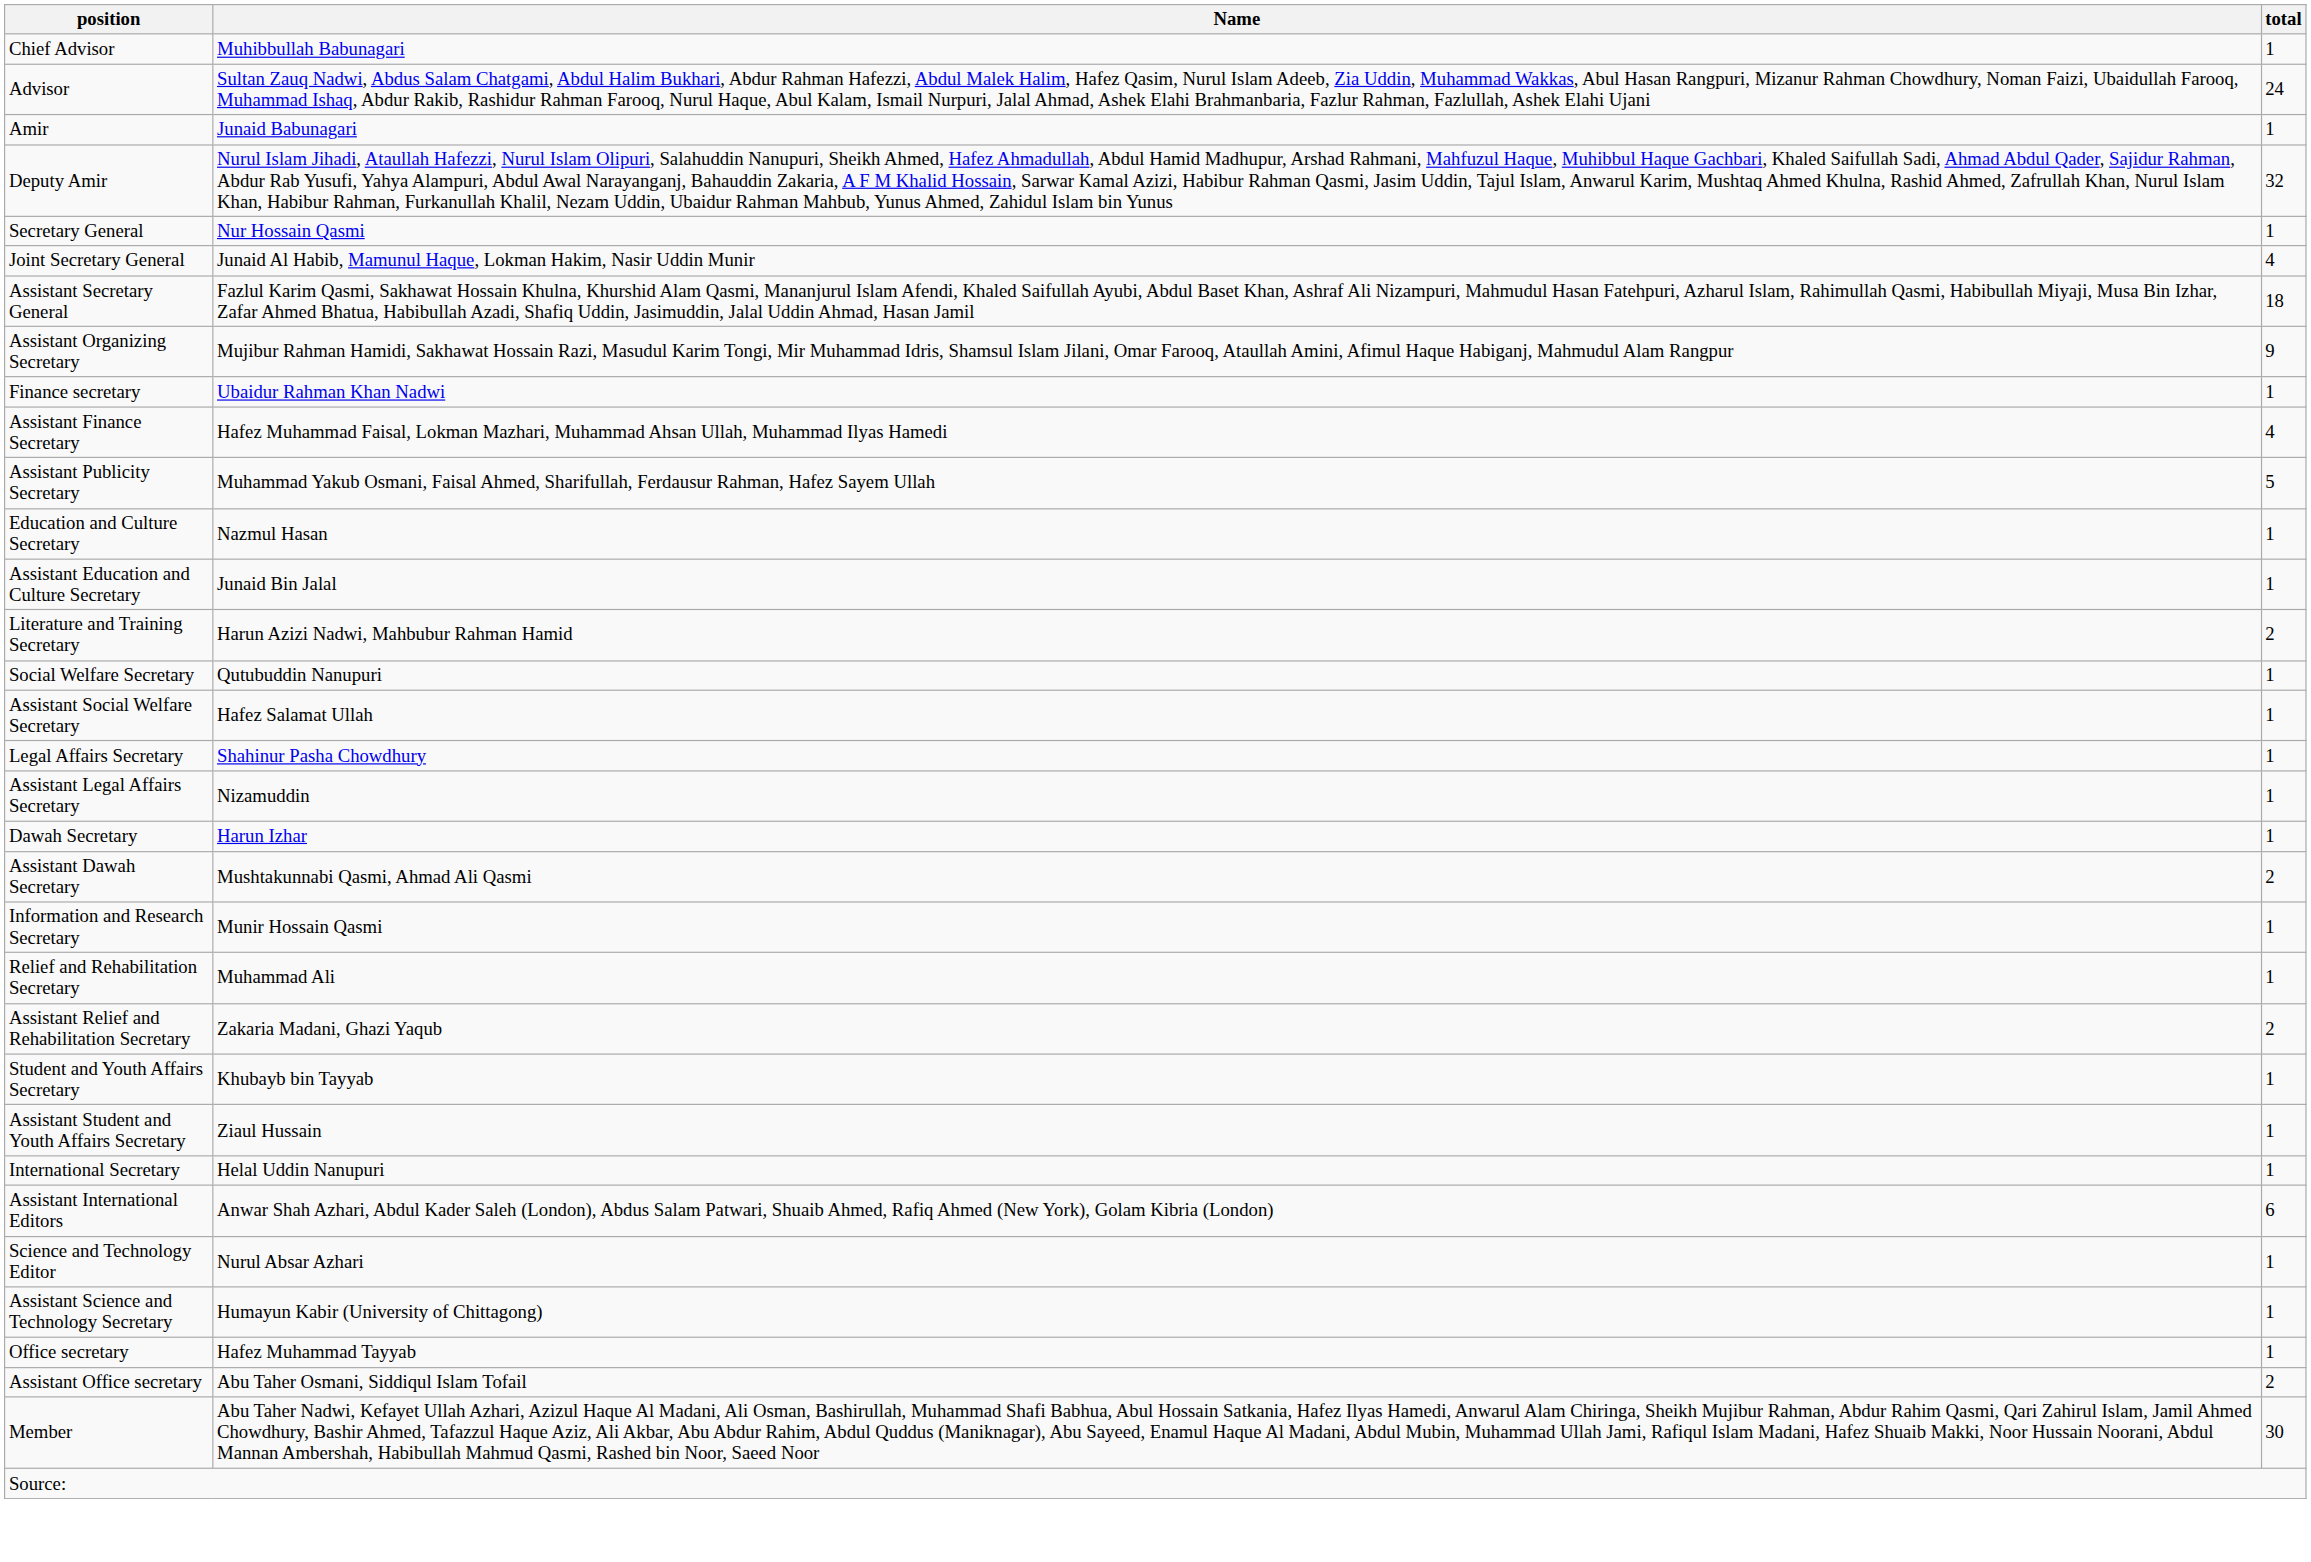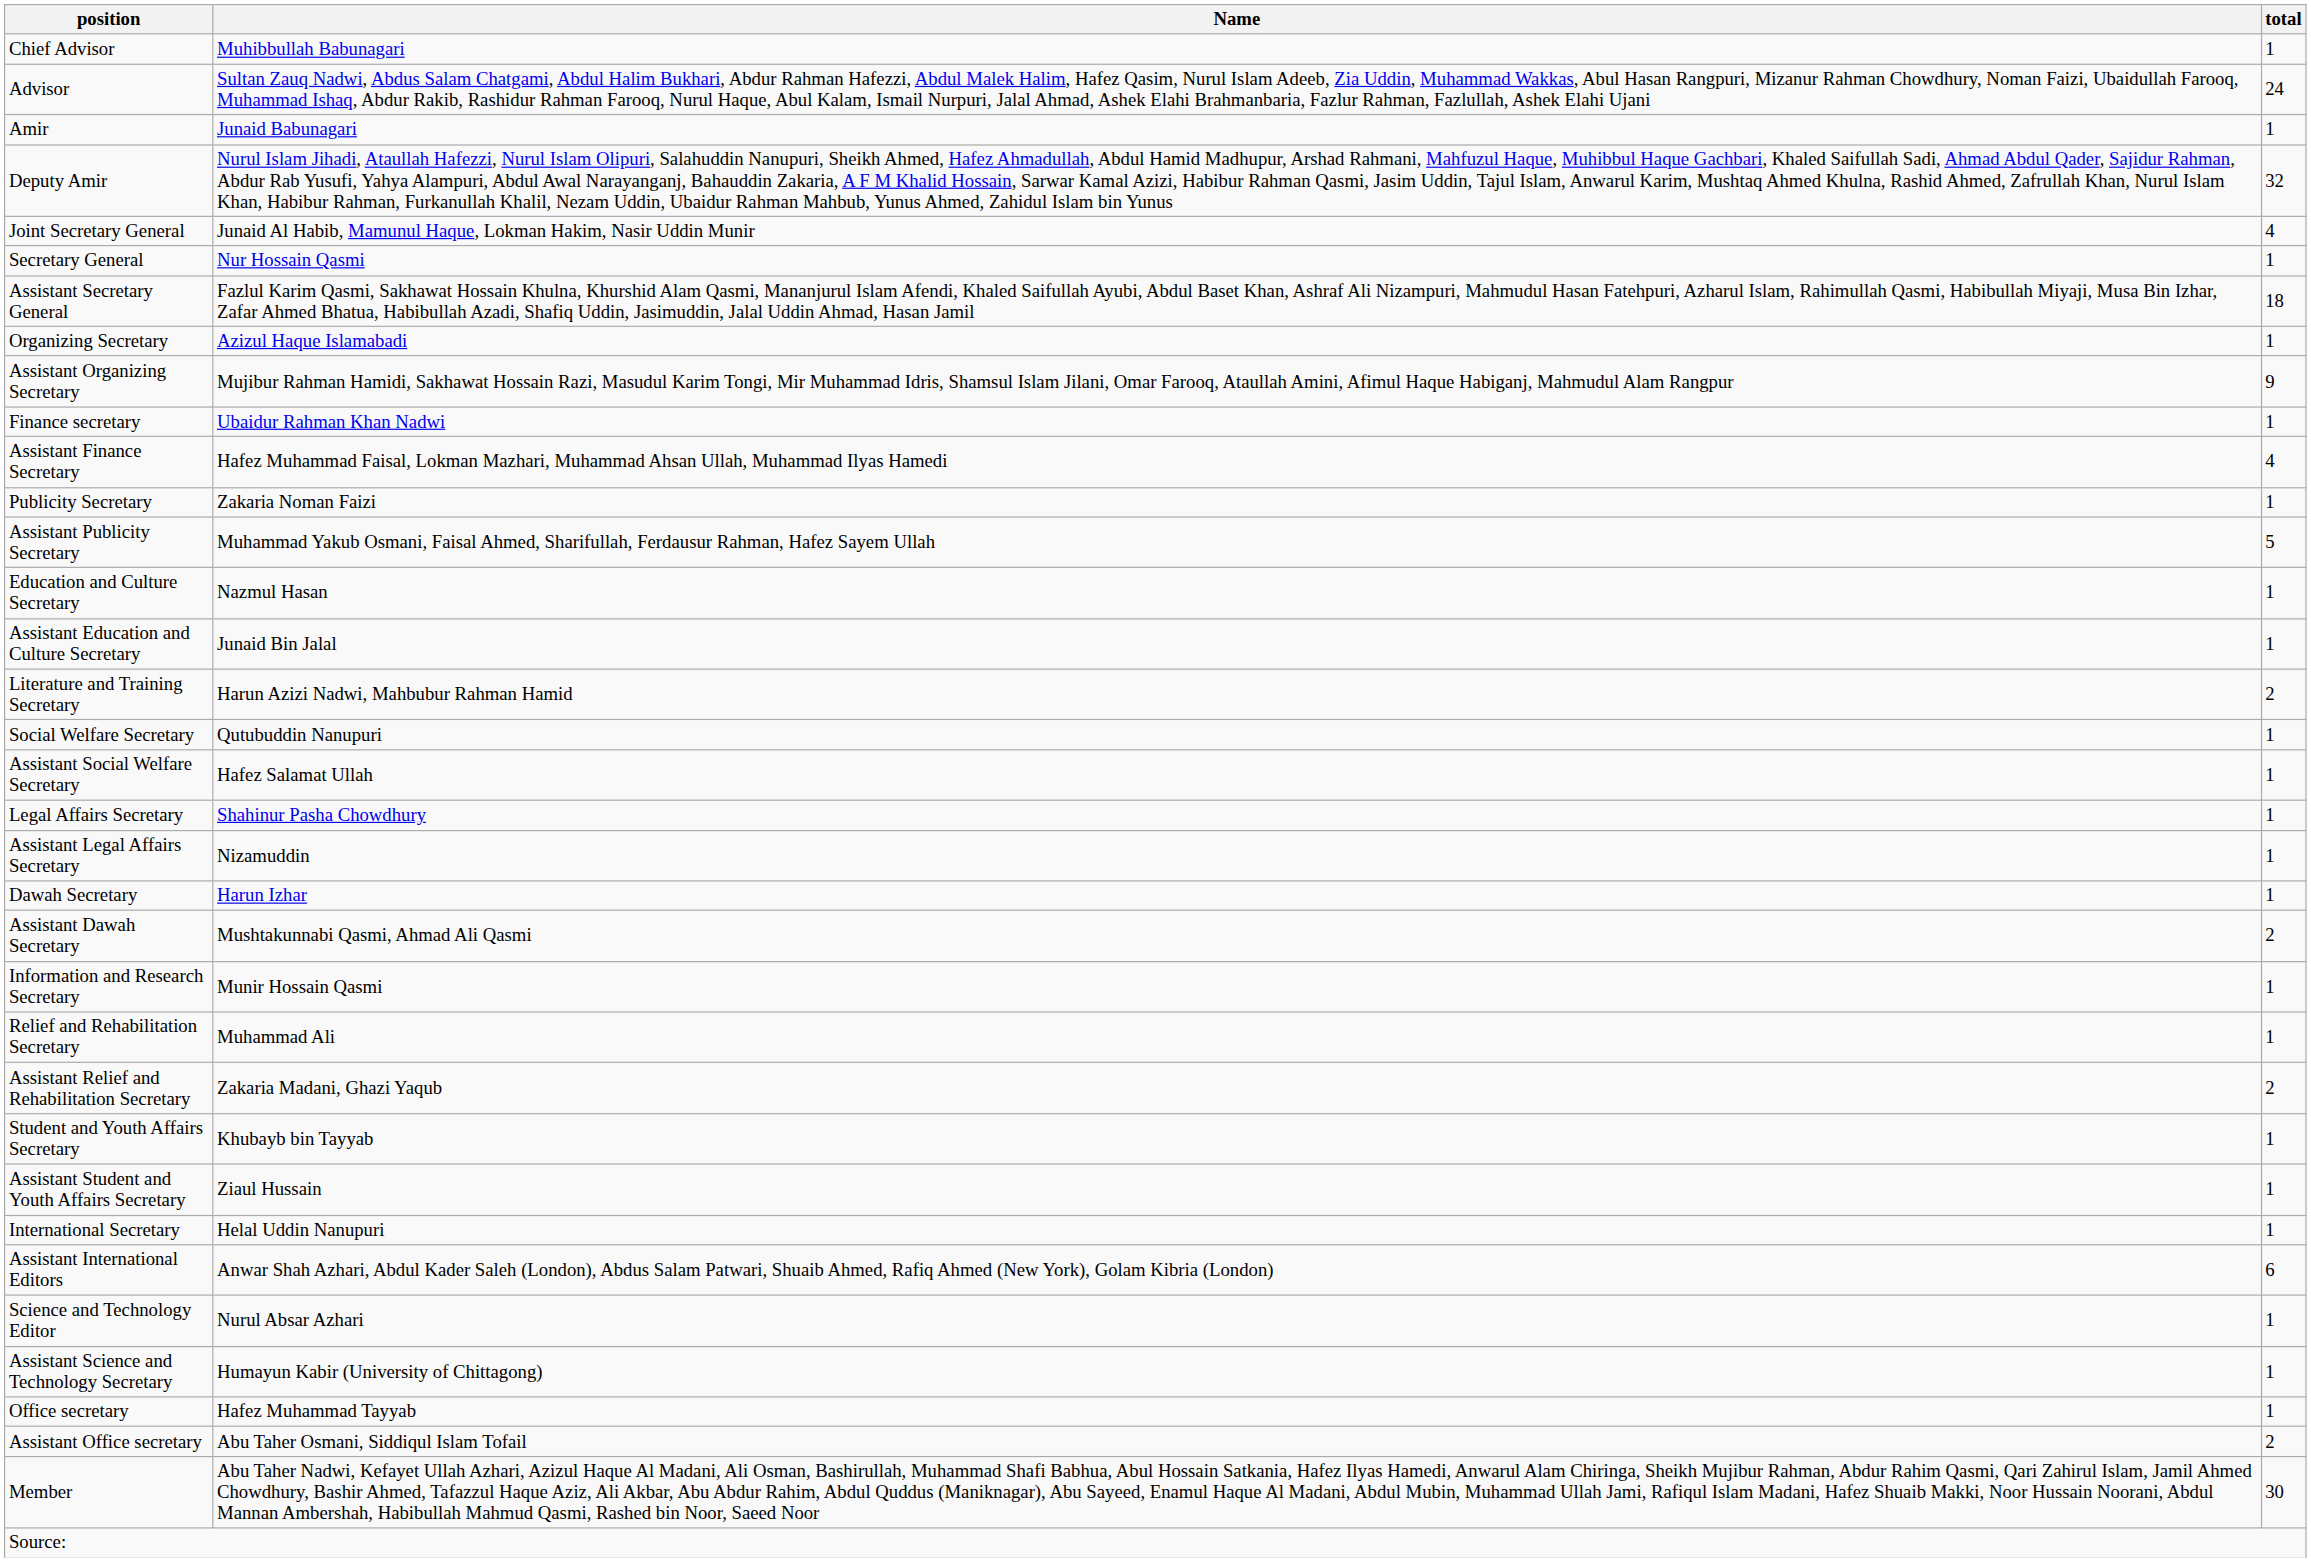rows swapped: (76, 230) <-> (97, 260)
+ row: (89, 341)
+ row: (80, 501)
